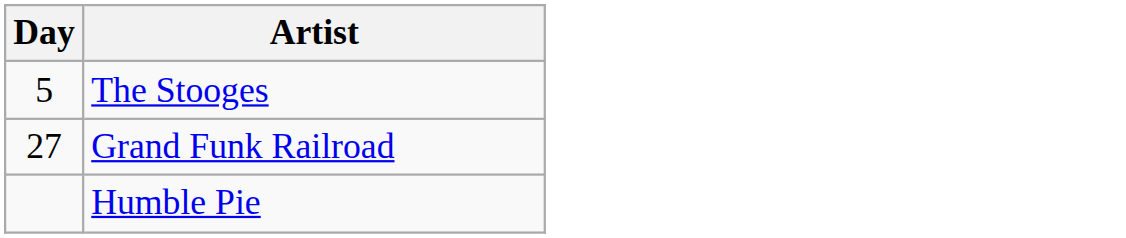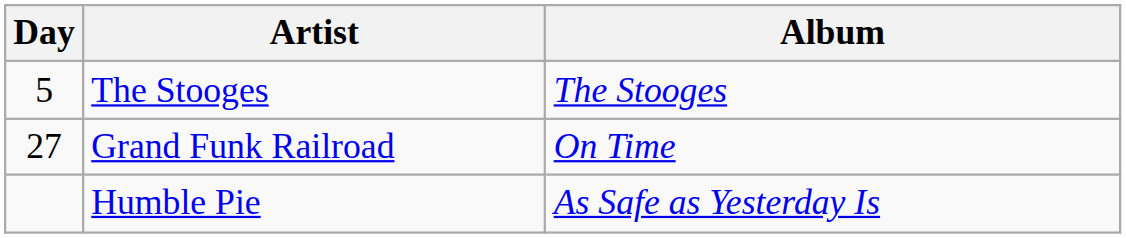+ column: (832, 32)
